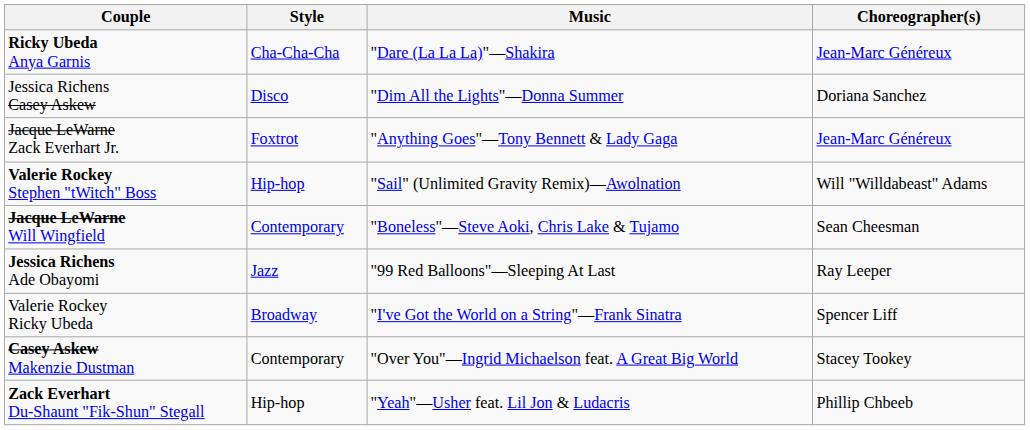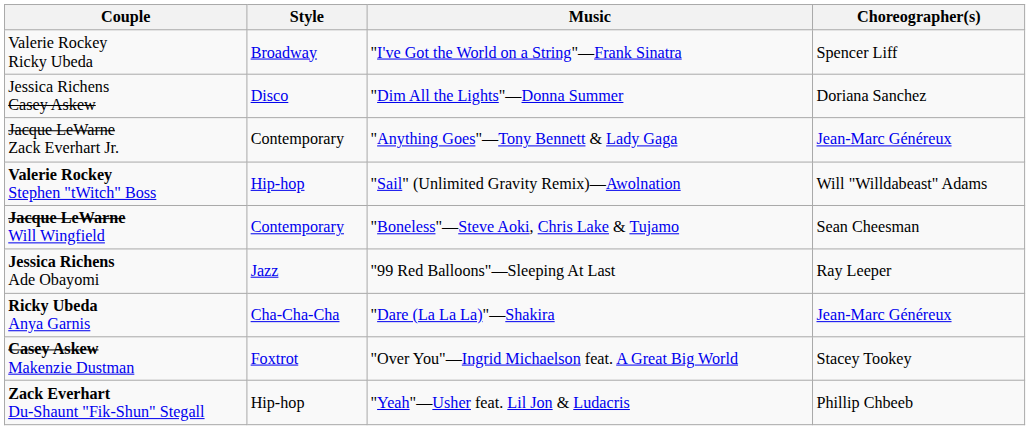rows swapped: (58, 314) <-> (53, 52)
(274, 139) Foxtrot -> (297, 139) Contemporary
(297, 358) Contemporary -> (274, 358) Foxtrot
